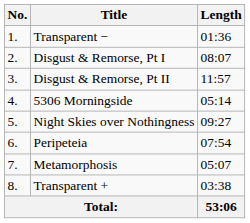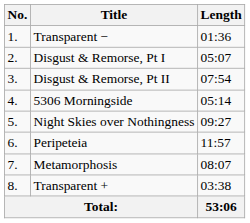(216, 57) 08:07 -> (216, 57) 05:07
(216, 79) 11:57 -> (216, 79) 07:54
(216, 143) 07:54 -> (216, 143) 11:57
(216, 164) 05:07 -> (216, 164) 08:07
